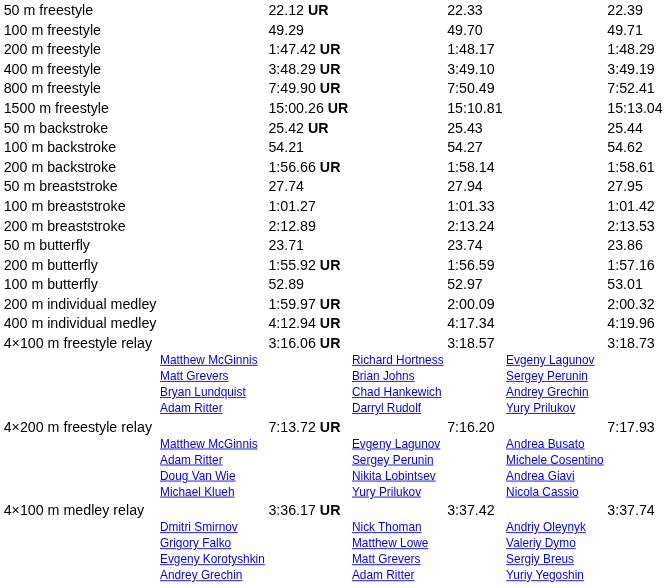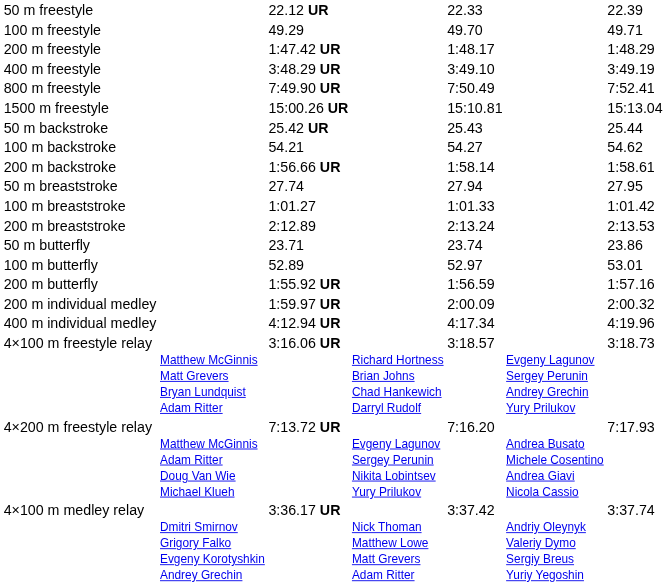rows swapped: (51, 284) <-> (51, 265)
